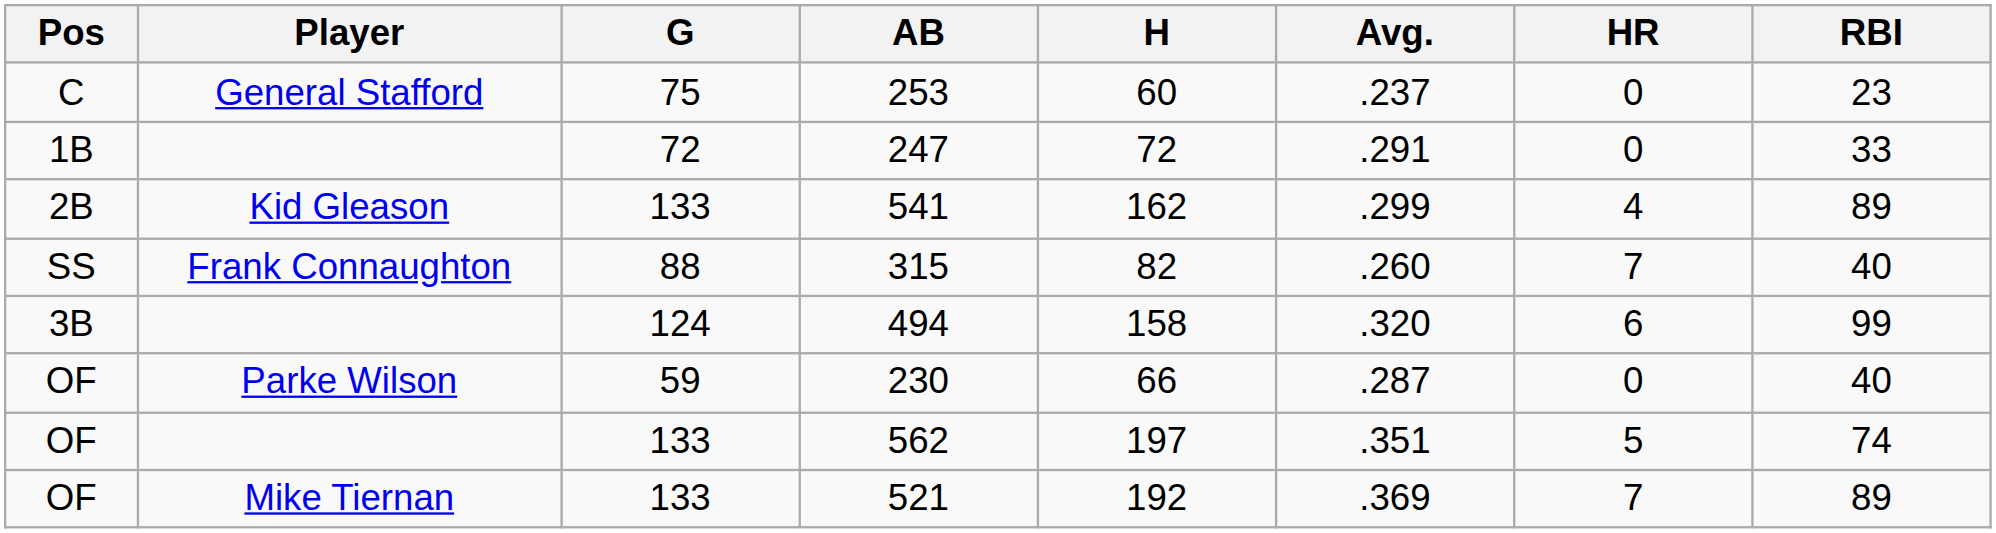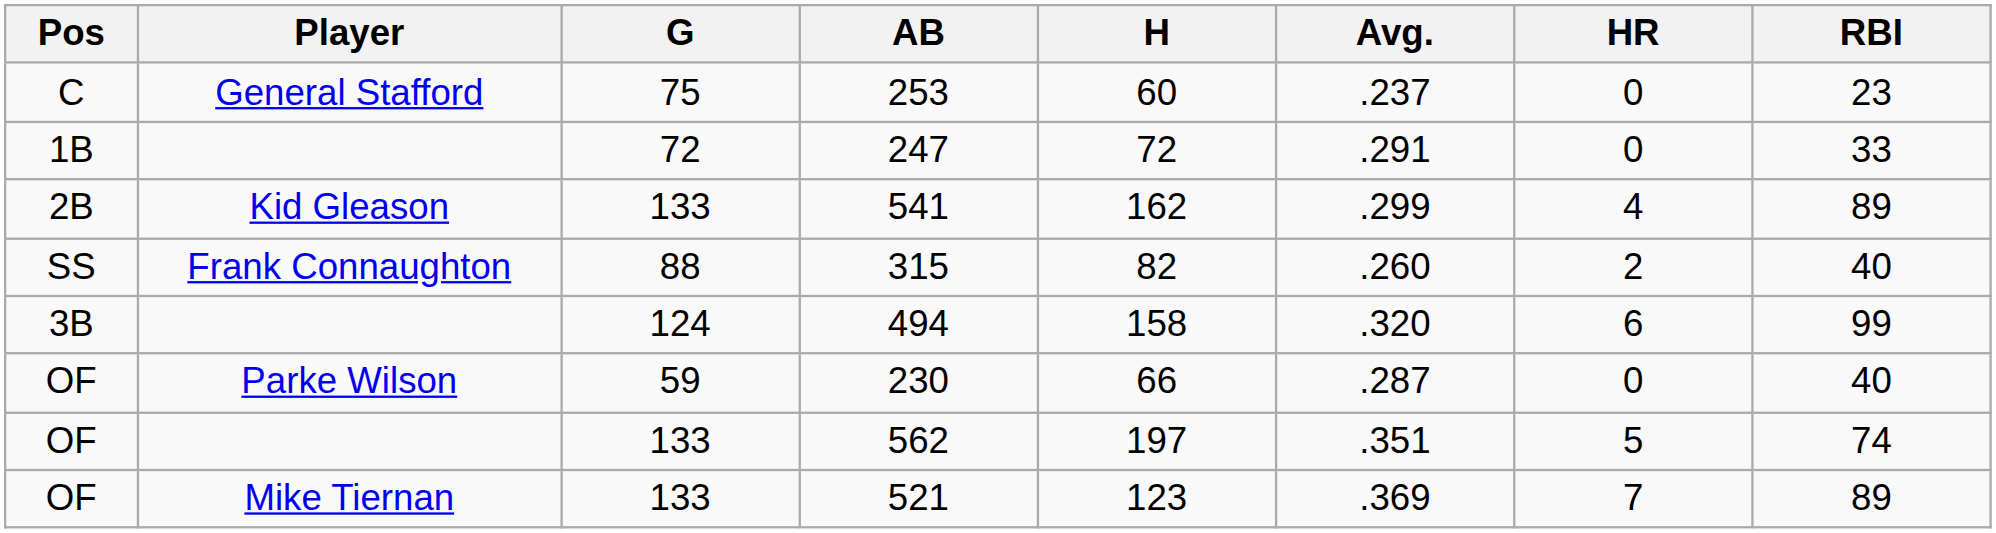(1633, 265) 7 -> (1633, 265) 2
(1157, 498) 192 -> (1157, 498) 123
